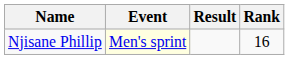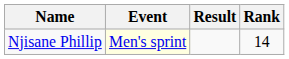(262, 41) 16 -> (262, 41) 14
